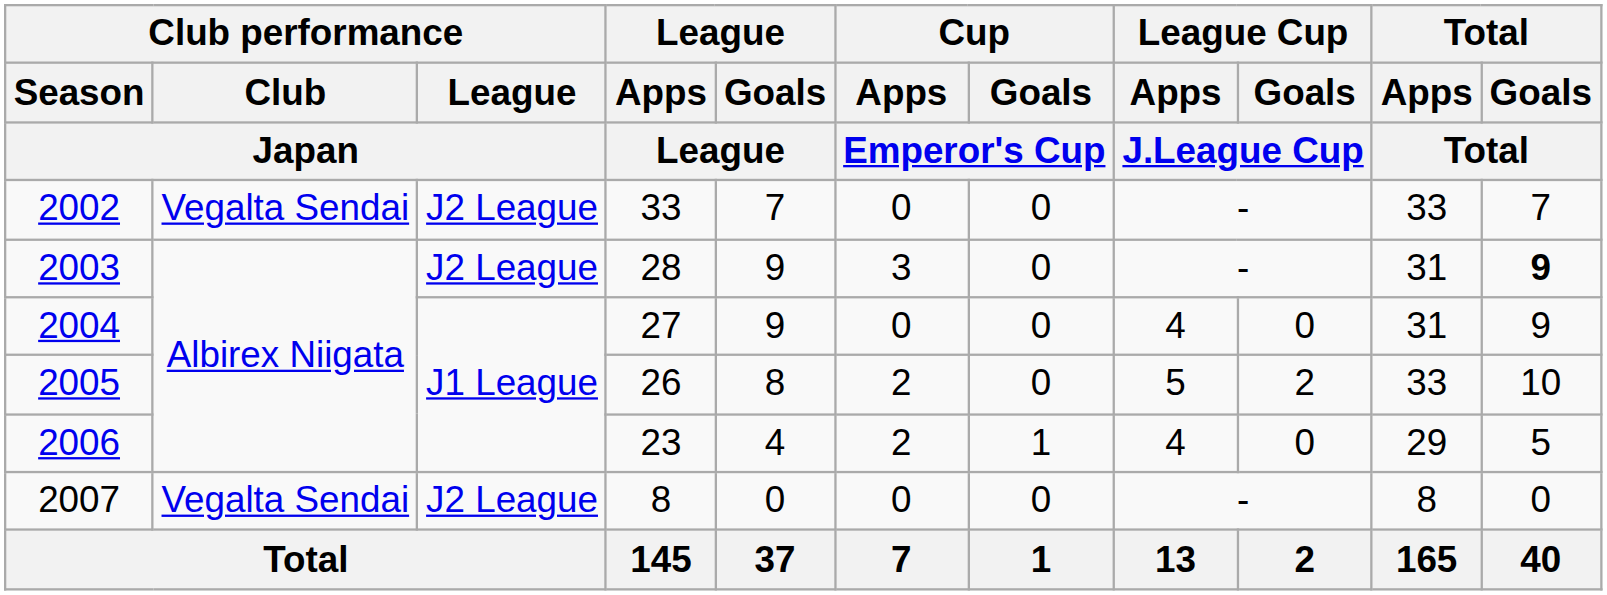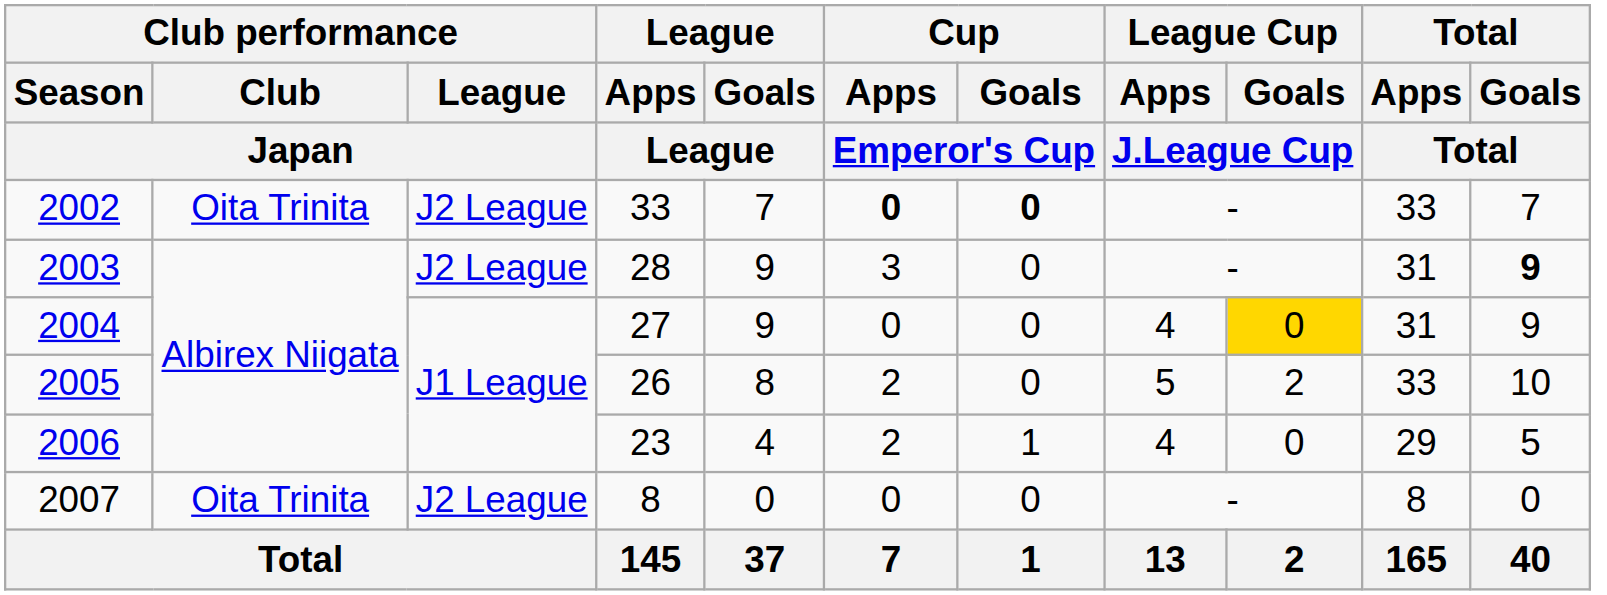(285, 208) Vegalta Sendai -> (280, 208) Oita Trinita
(901, 208) normal -> (891, 208) bold
(1041, 208) normal -> (1031, 208) bold
(1305, 325) no background -> (1294, 325) gold background
(285, 500) Vegalta Sendai -> (280, 500) Oita Trinita
